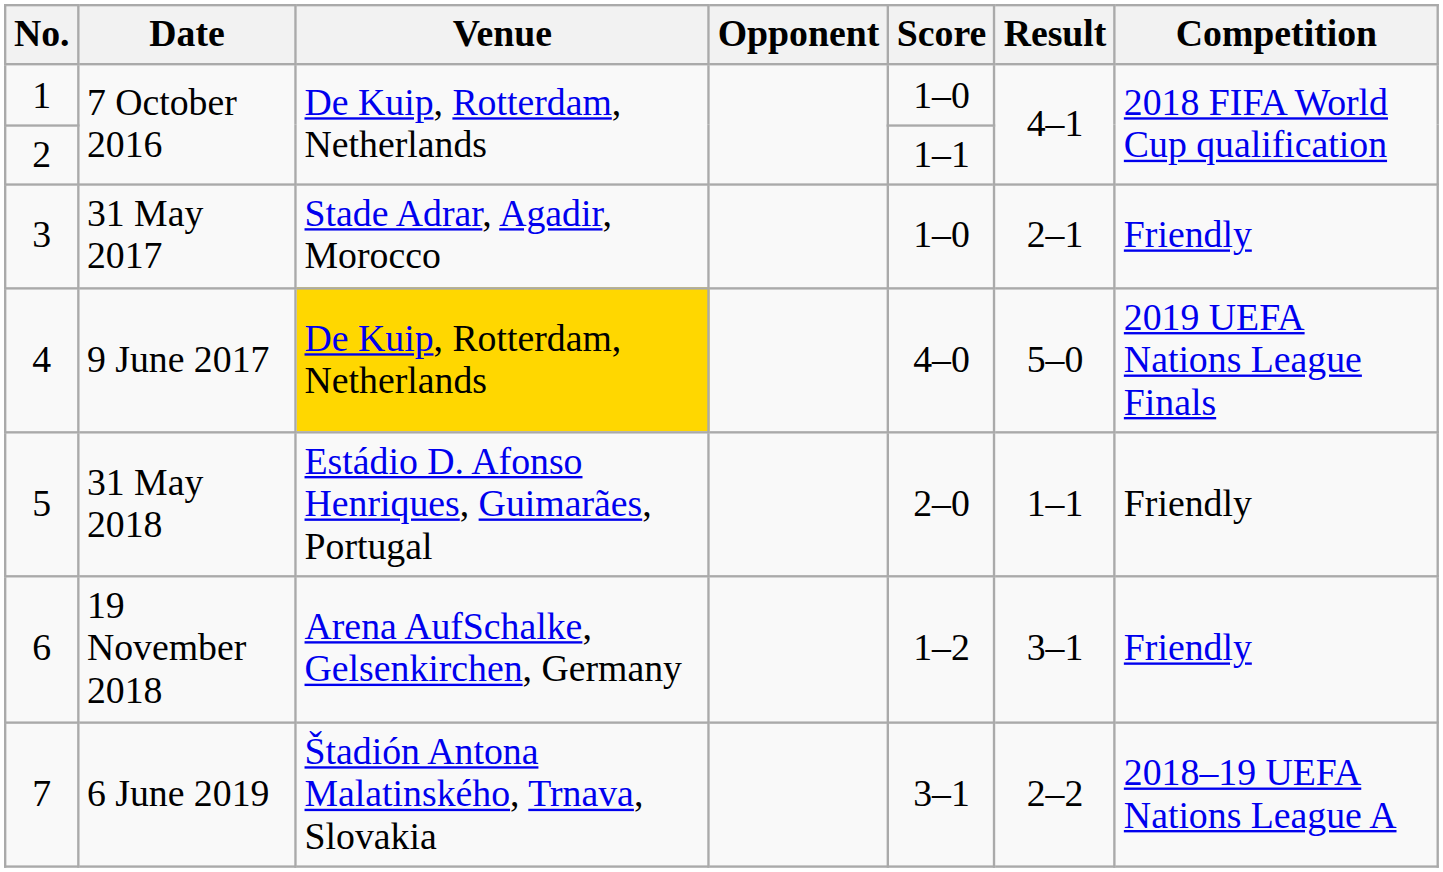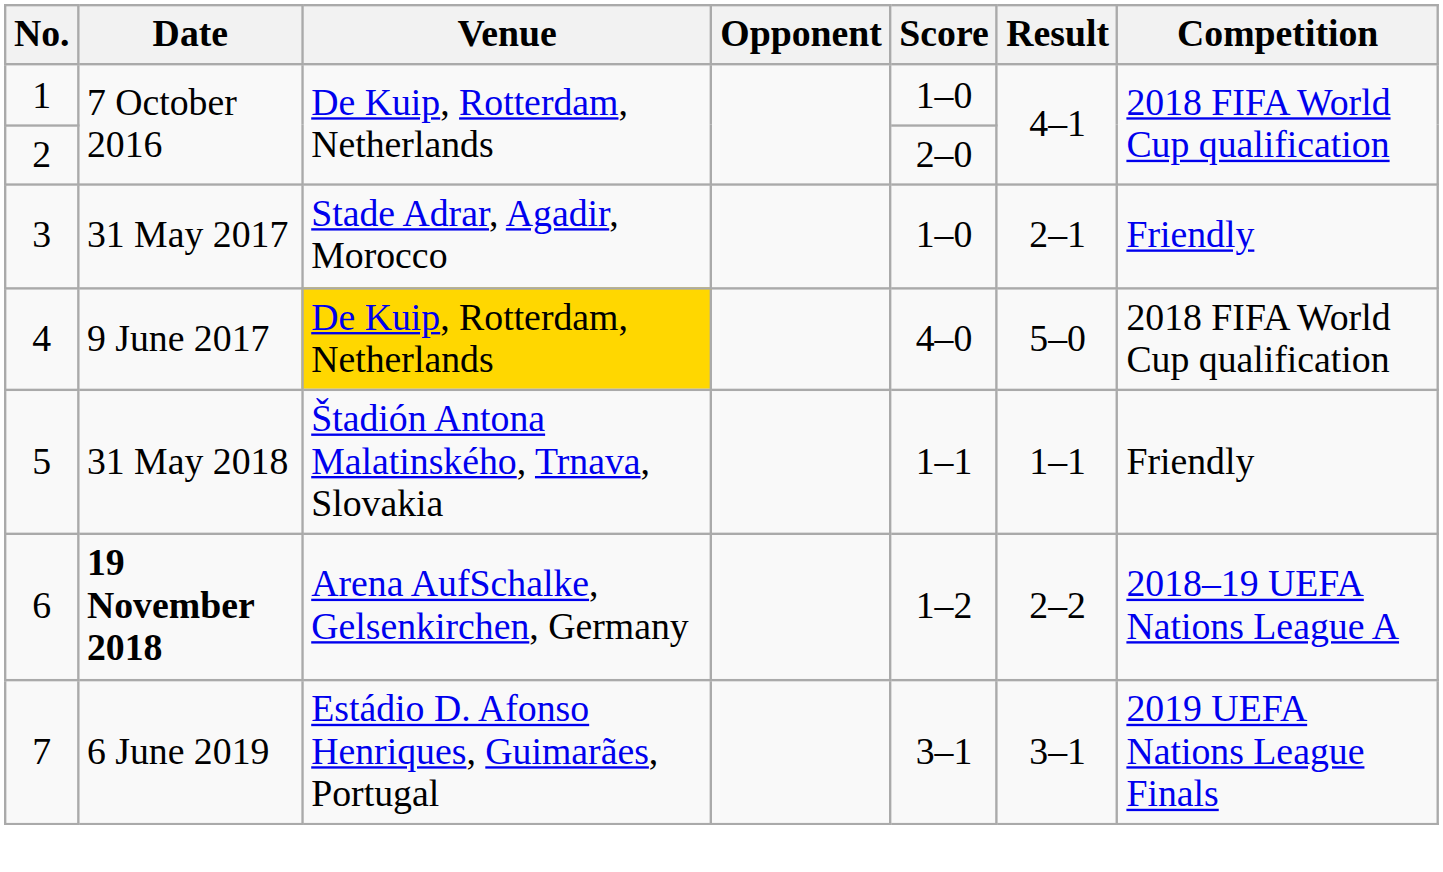(941, 154) 1–1 -> (944, 154) 2–0
(1243, 358) 2019 UEFA Nations League Finals -> (1258, 337) 2018 FIFA World Cup qualification
(478, 503) Estádio D. Afonso Henriques, Guimarães, Portugal -> (481, 461) Štadión Antona Malatinského, Trnava, Slovakia
(941, 503) 2–0 -> (944, 461) 1–1
(167, 648) normal -> (170, 606) bold
(1055, 648) 3–1 -> (1058, 606) 2–2
(1188, 648) Friendly -> (1263, 606) 2018–19 UEFA Nations League A
(474, 793) Štadión Antona Malatinského, Trnava, Slovakia -> (485, 750) Estádio D. Afonso Henriques, Guimarães, Portugal
(1055, 793) 2–2 -> (1058, 750) 3–1
(1260, 793) 2018–19 UEFA Nations League A -> (1245, 750) 2019 UEFA Nations League Finals
